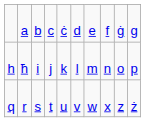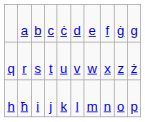rows swapped: (11, 68) <-> (11, 106)
